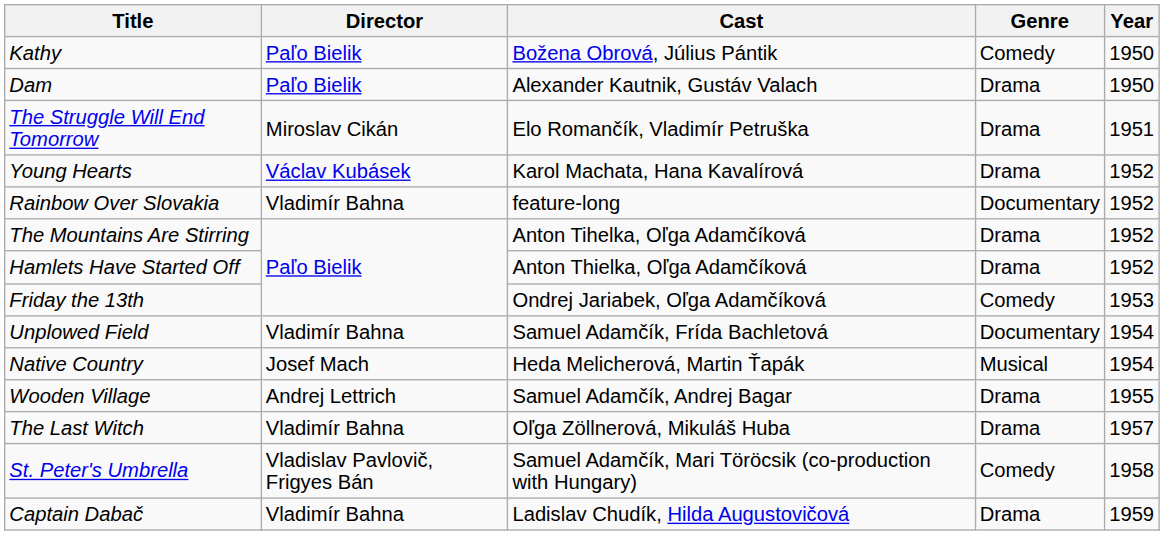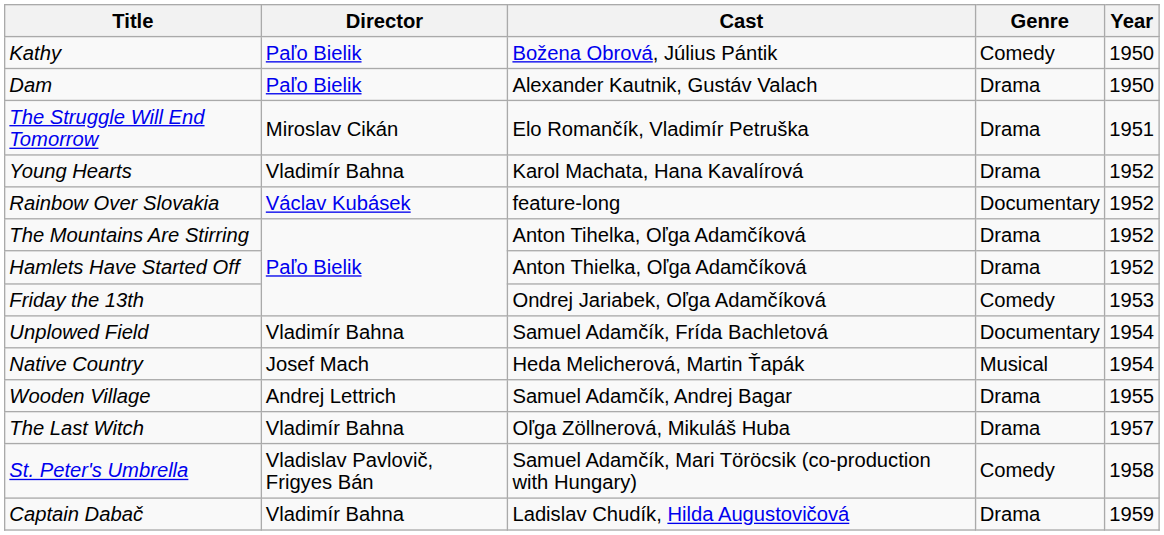(338, 171) Václav Kubásek -> (335, 171) Vladimír Bahna
(335, 203) Vladimír Bahna -> (338, 203) Václav Kubásek
